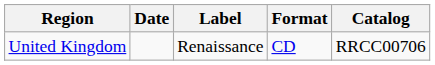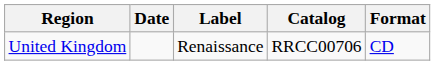columns swapped: (300, 18) <-> (381, 18)
